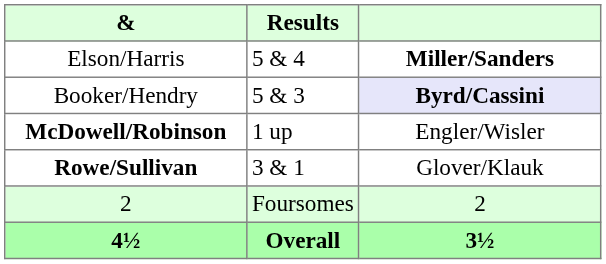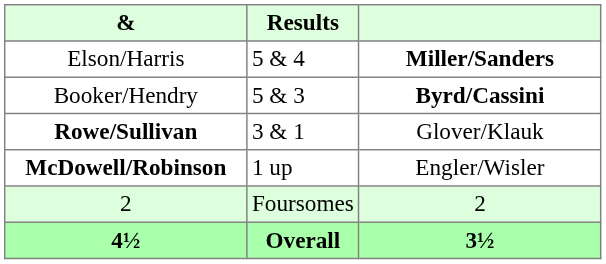(480, 95) lavender background -> (480, 95) no background
rows swapped: (126, 131) <-> (126, 167)
